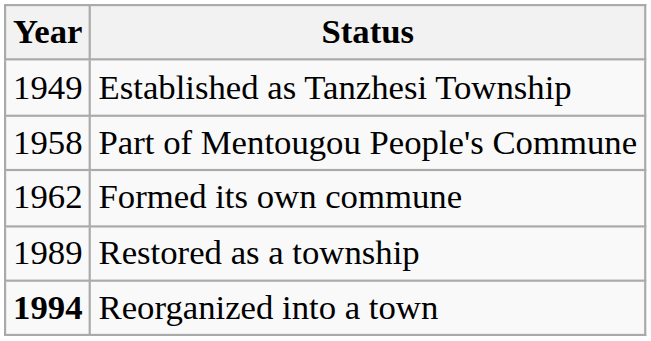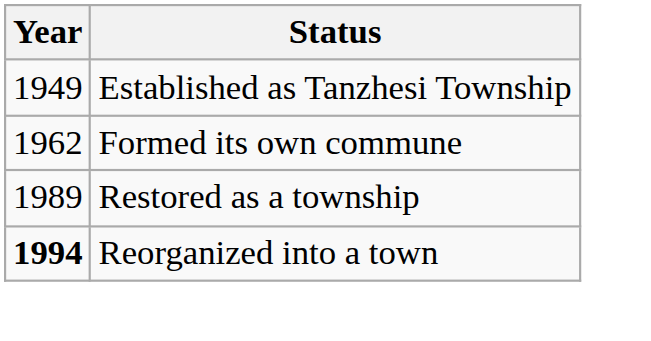- row: (368, 142)
